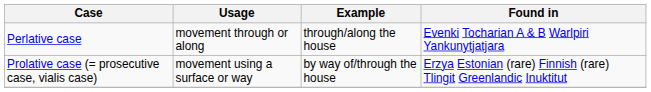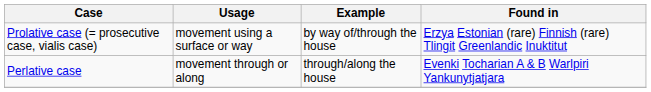rows swapped: (44, 39) <-> (83, 71)
